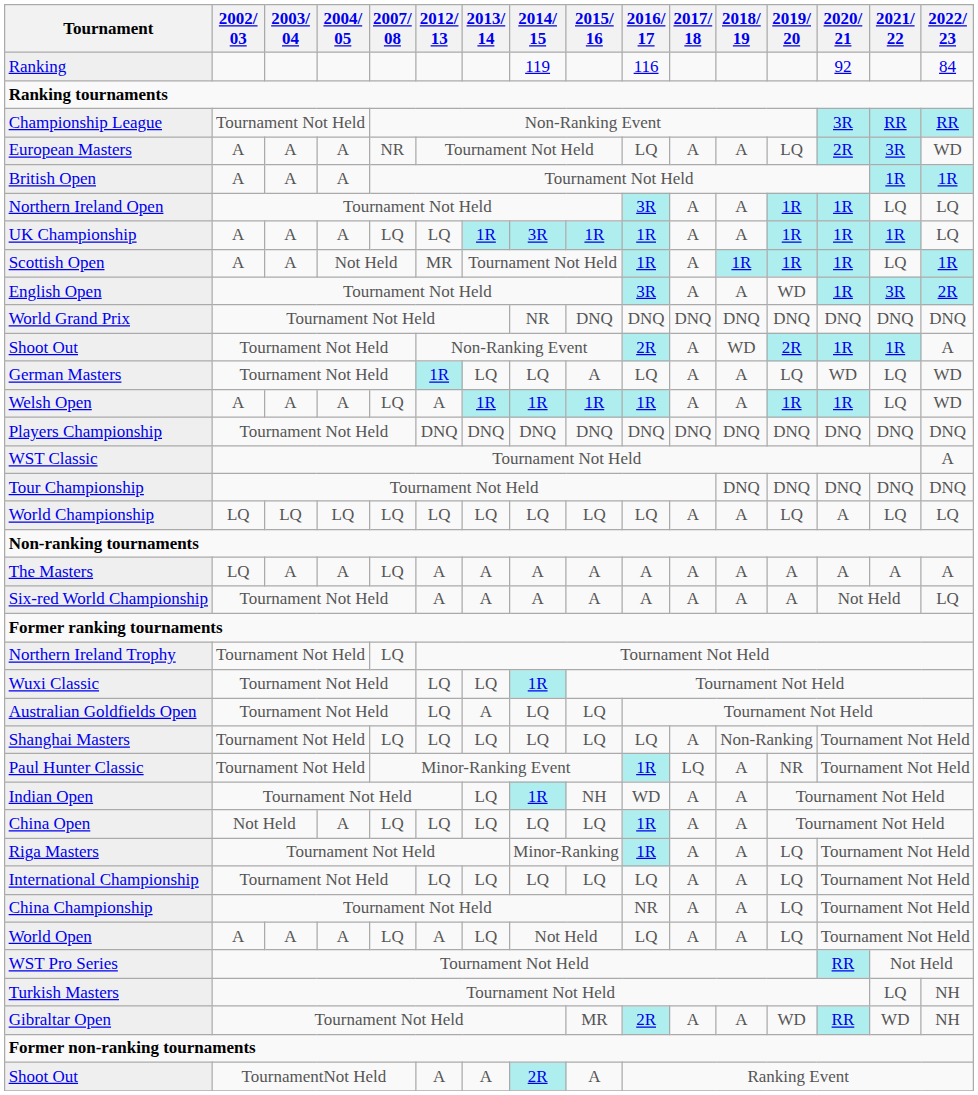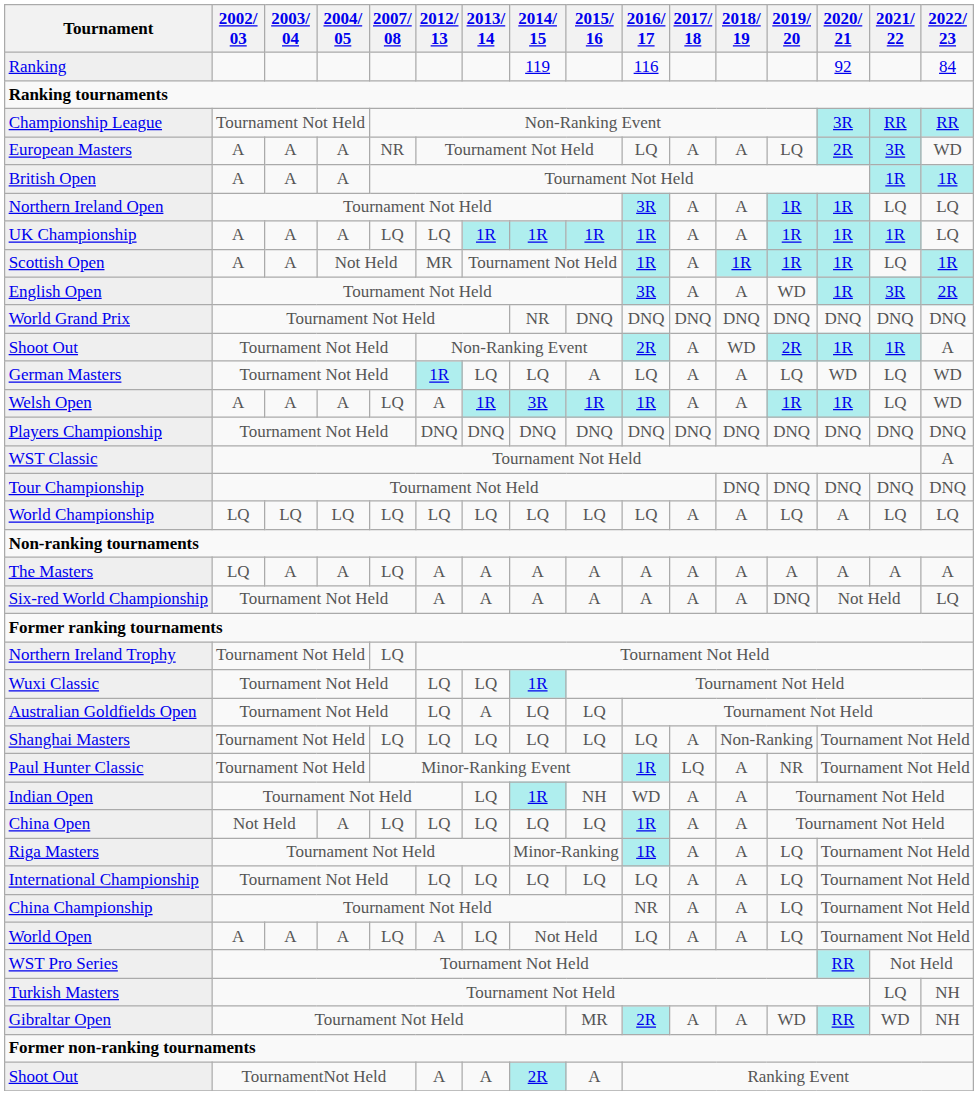(538, 234) 3R -> (538, 234) 1R
(538, 402) 1R -> (538, 402) 3R
(792, 599) A -> (792, 599) DNQ
